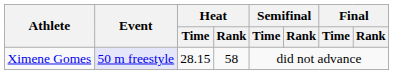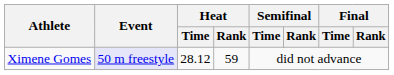(195, 58) 28.15 -> (195, 58) 28.12
(231, 58) 58 -> (231, 58) 59
